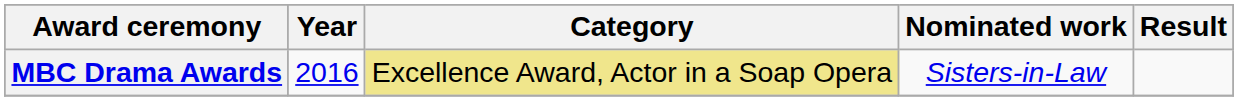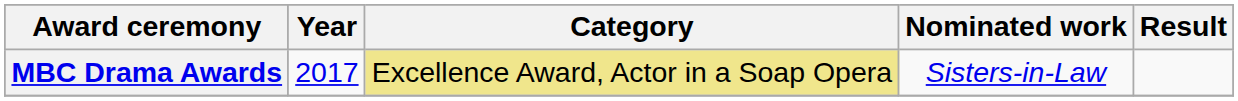(327, 72) 2016 -> (327, 72) 2017
